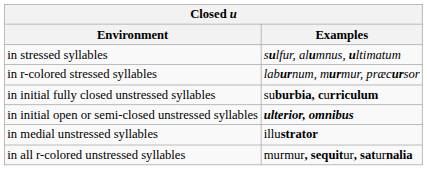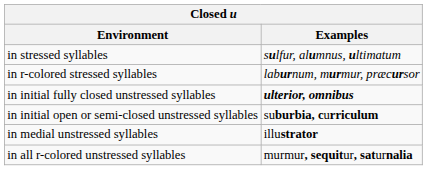(321, 94) suburbia, curriculum -> (309, 94) ulterior, omnibus
(309, 114) ulterior, omnibus -> (321, 114) suburbia, curriculum
